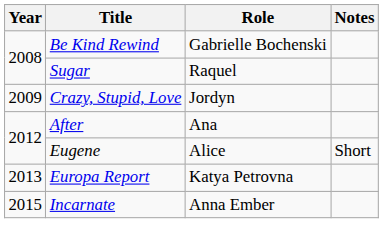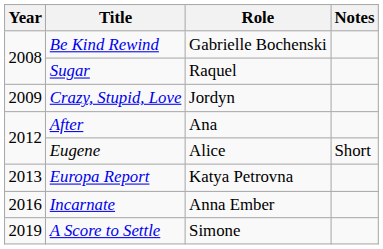(25, 204) 2015 -> (25, 204) 2016
+ row: (105, 230)
